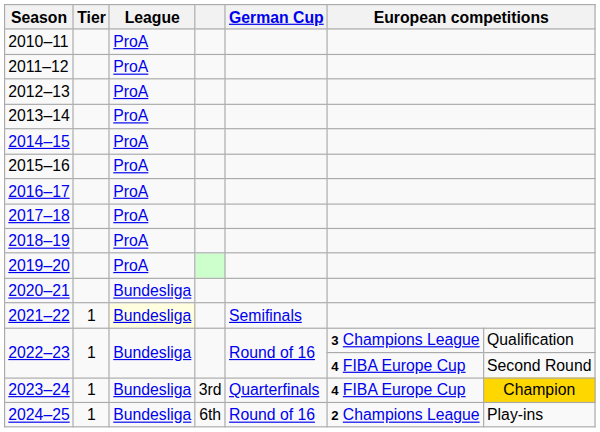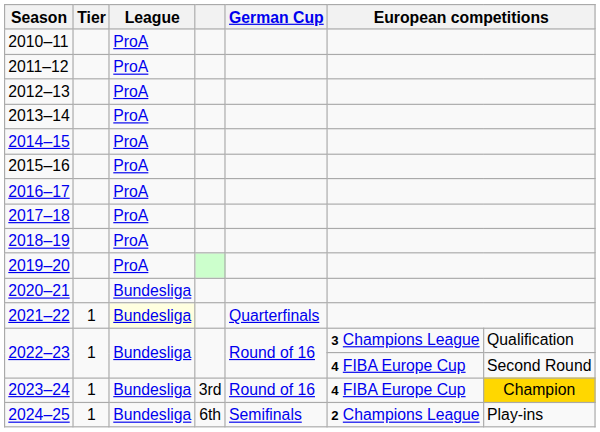(265, 315) Semifinals -> (274, 315) Quarterfinals
(274, 390) Quarterfinals -> (272, 390) Round of 16
(272, 414) Round of 16 -> (265, 414) Semifinals
